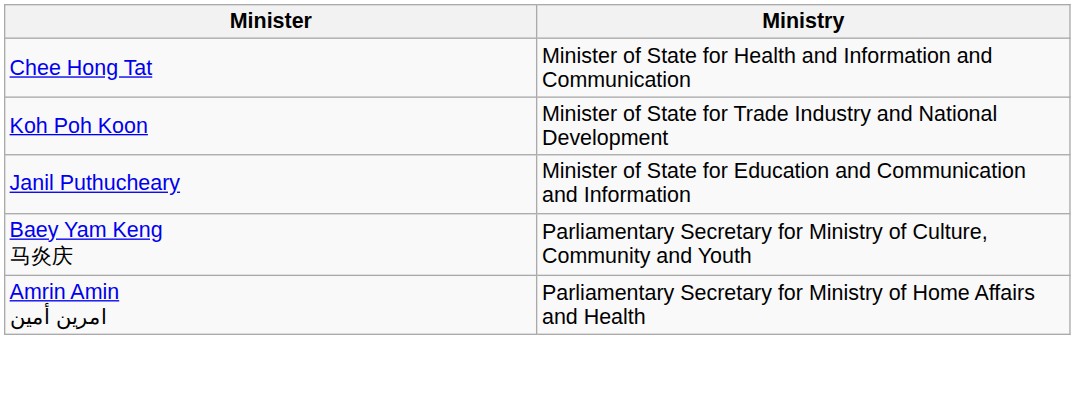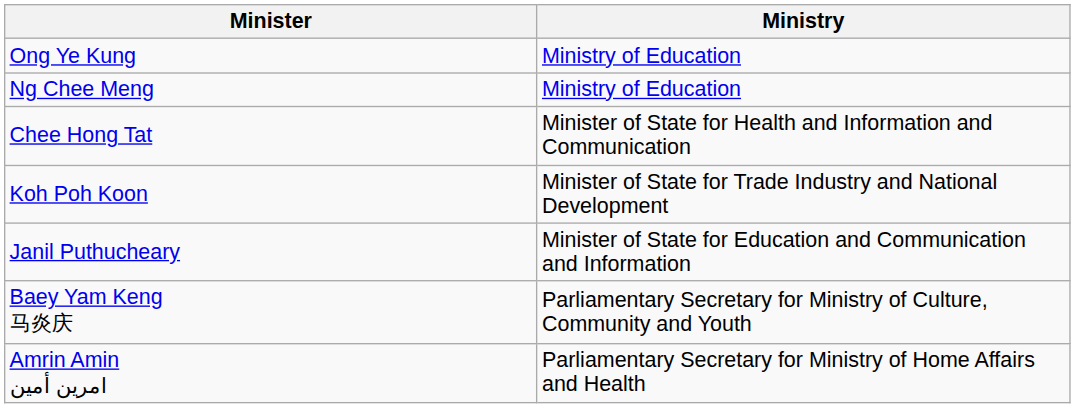+ row: (73, 55)
+ row: (82, 89)
